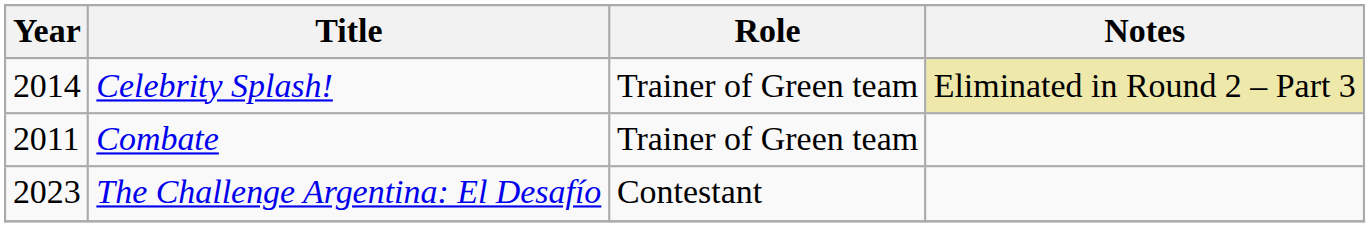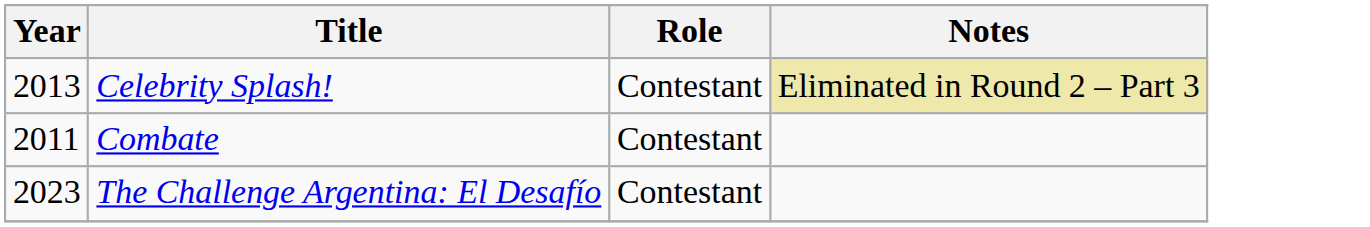(47, 85) 2014 -> (47, 85) 2013
(768, 85) Trainer of Green team -> (690, 85) Contestant
(768, 138) Trainer of Green team -> (690, 138) Contestant
